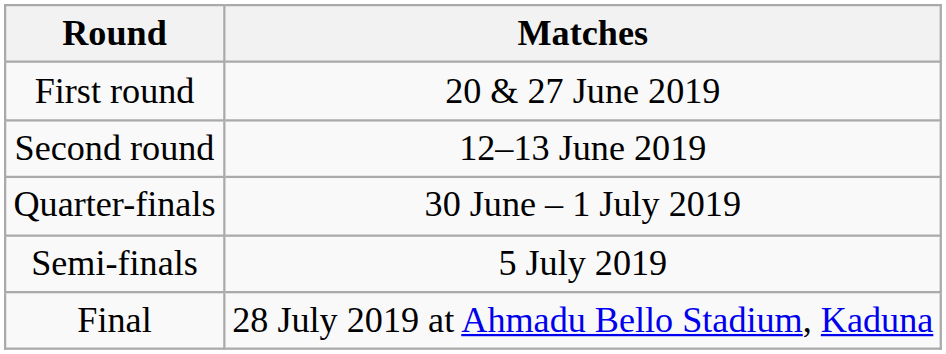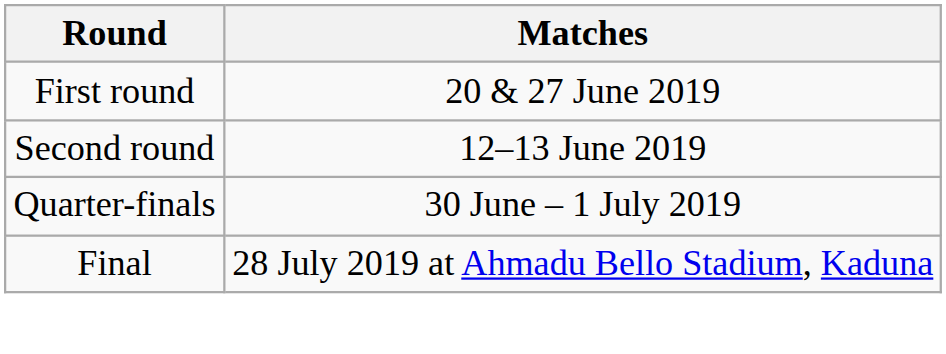- row: (115, 262)
